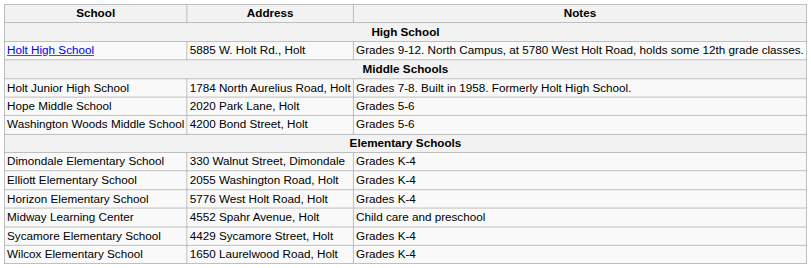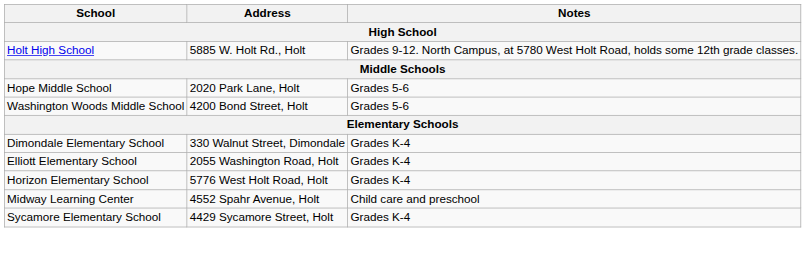- row: (68, 87)
- row: (75, 254)
